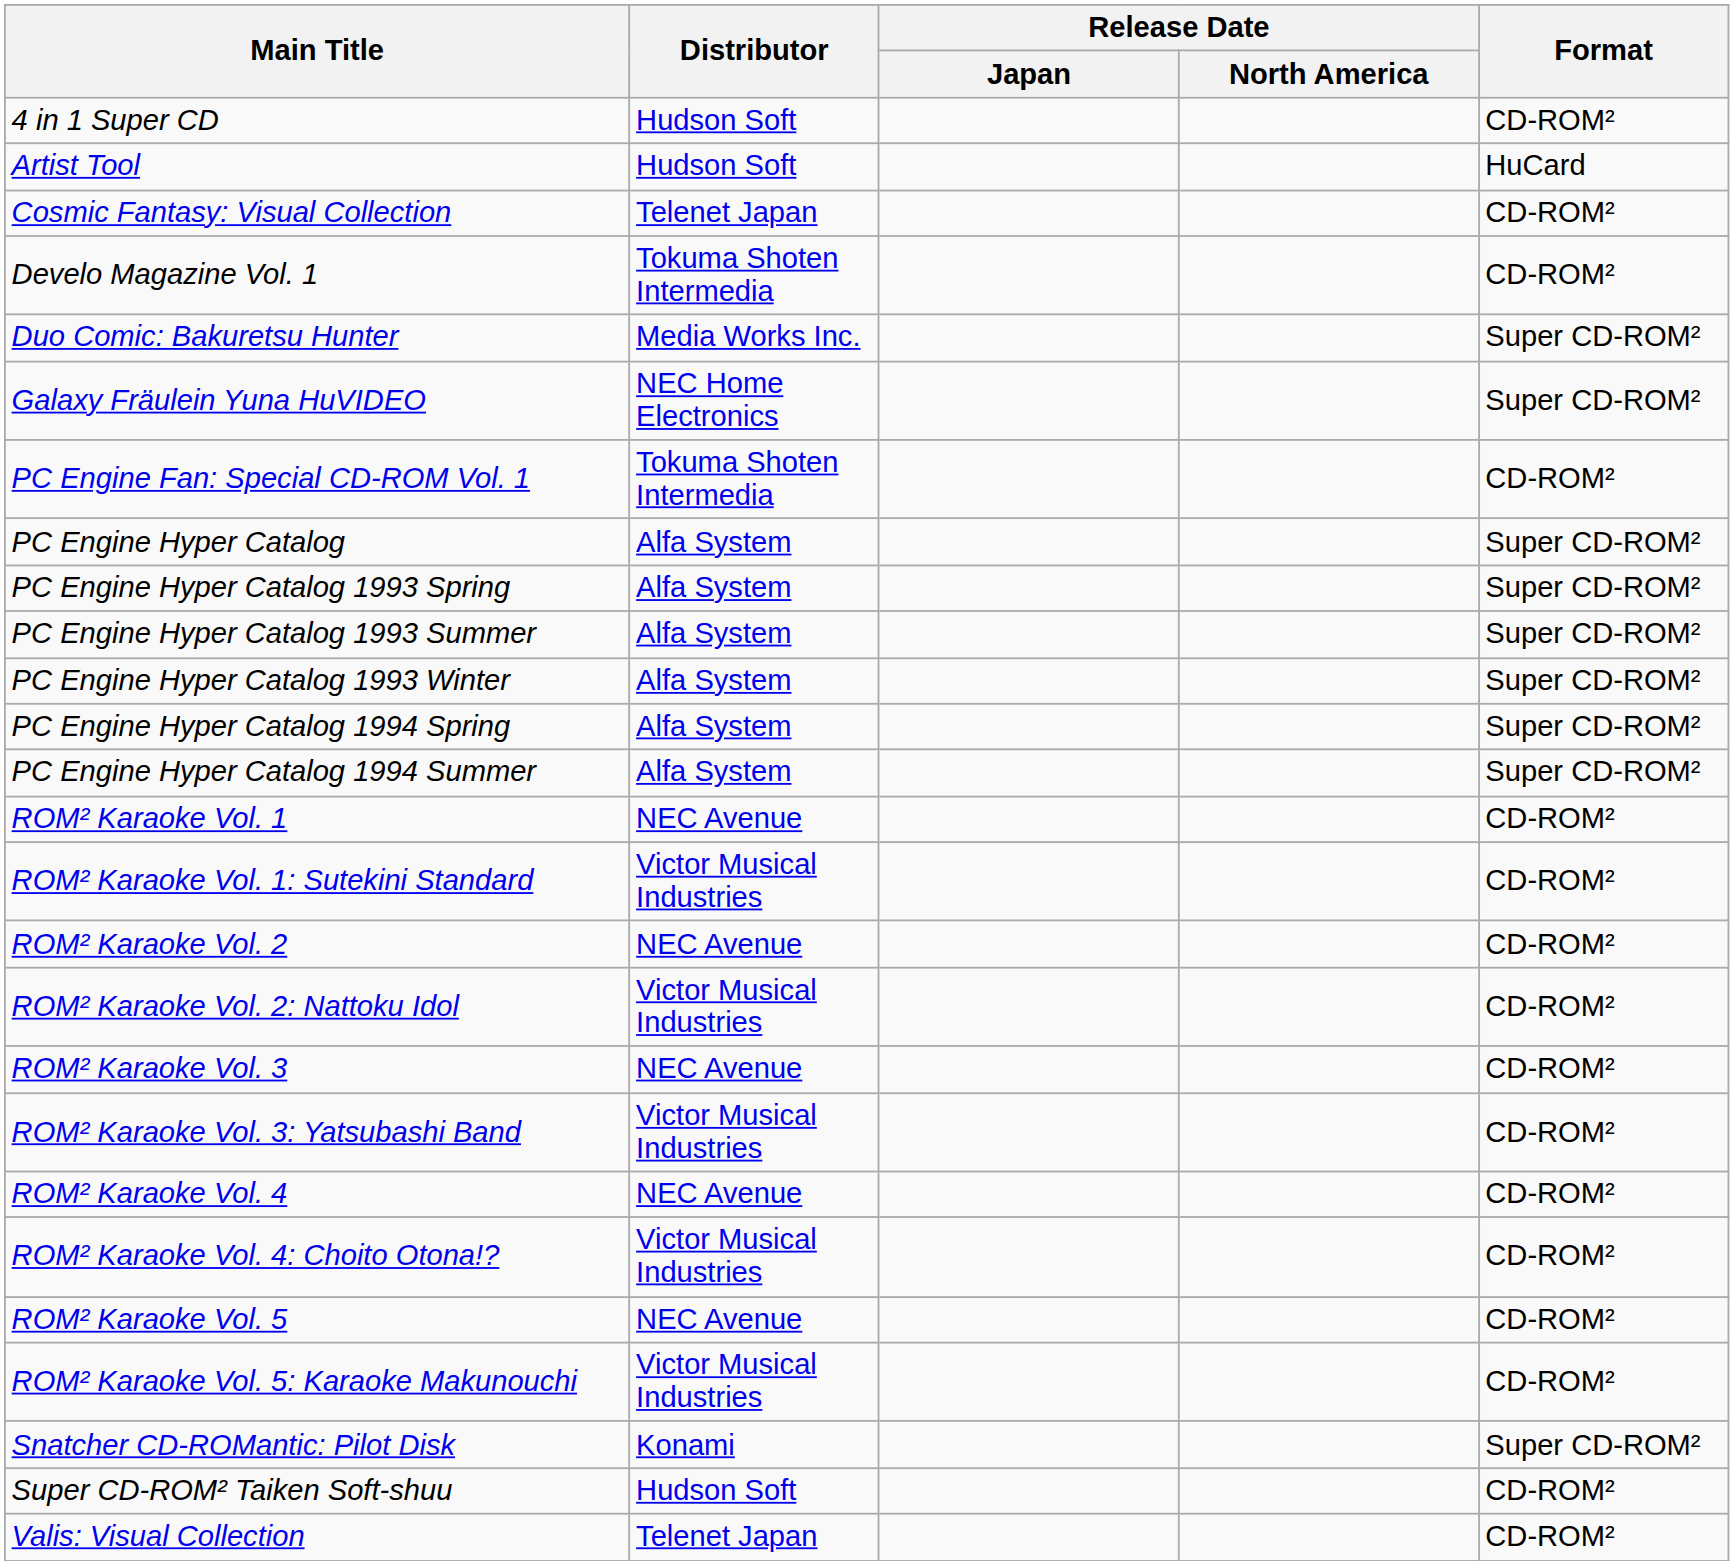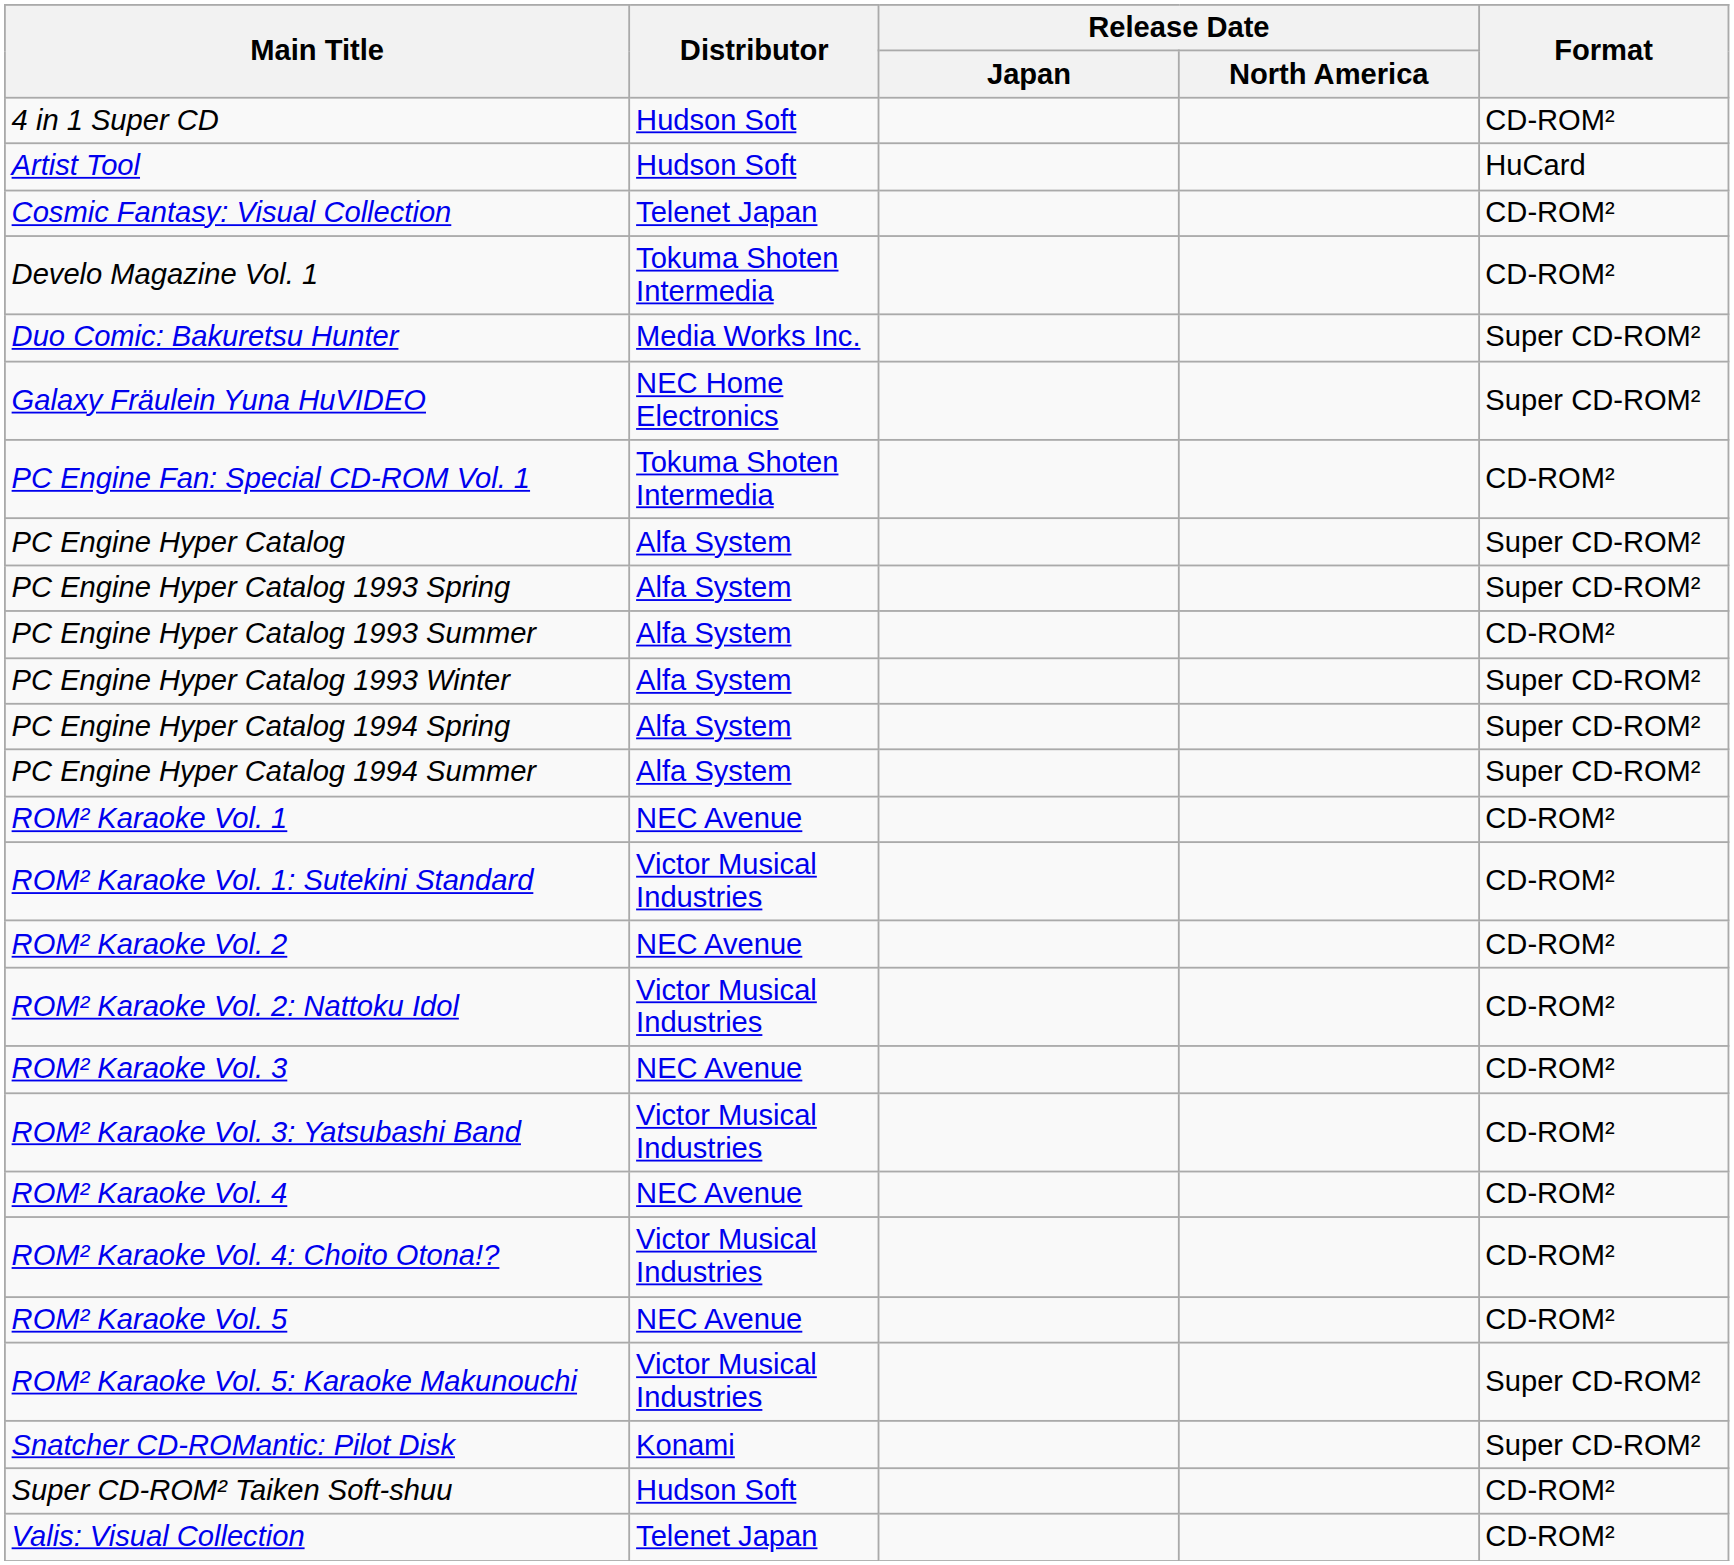(1593, 633) Super CD-ROM² -> (1550, 633) CD-ROM²
(1550, 1381) CD-ROM² -> (1593, 1381) Super CD-ROM²
